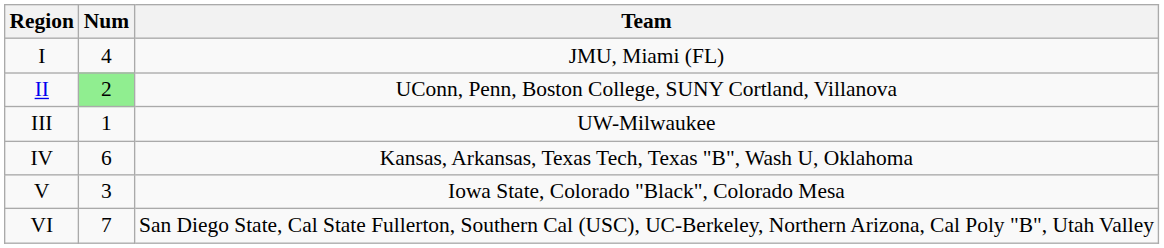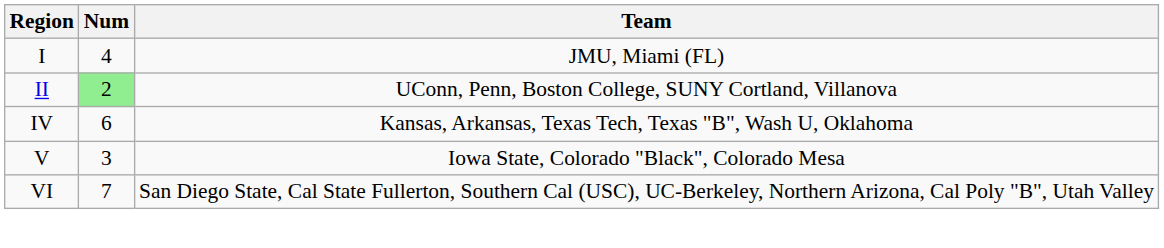- row: (42, 123)
